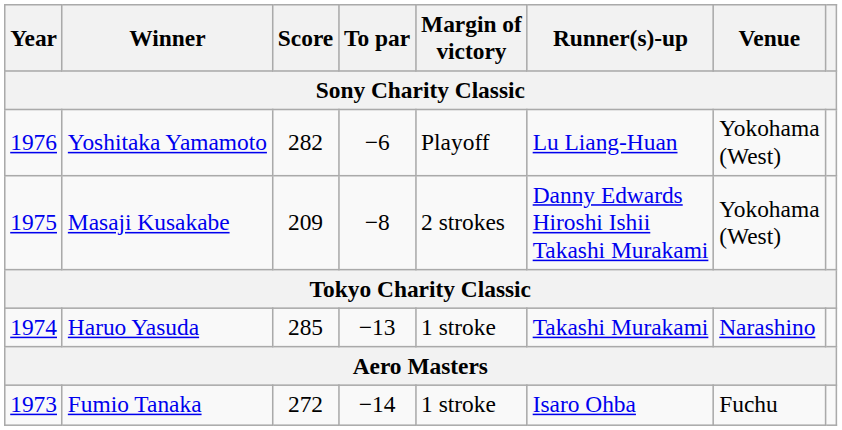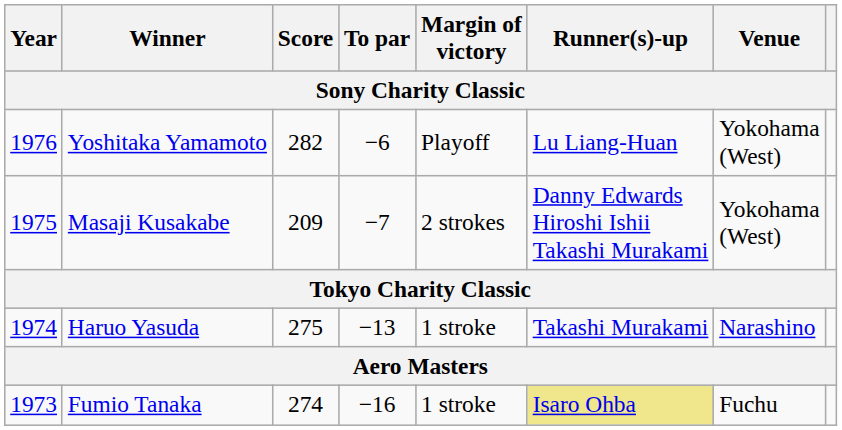(377, 222) −8 -> (377, 222) −7
(306, 327) 285 -> (306, 327) 275
(306, 405) 272 -> (306, 405) 274
(377, 405) −14 -> (377, 405) −16
(584, 405) no background -> (584, 405) khaki background
